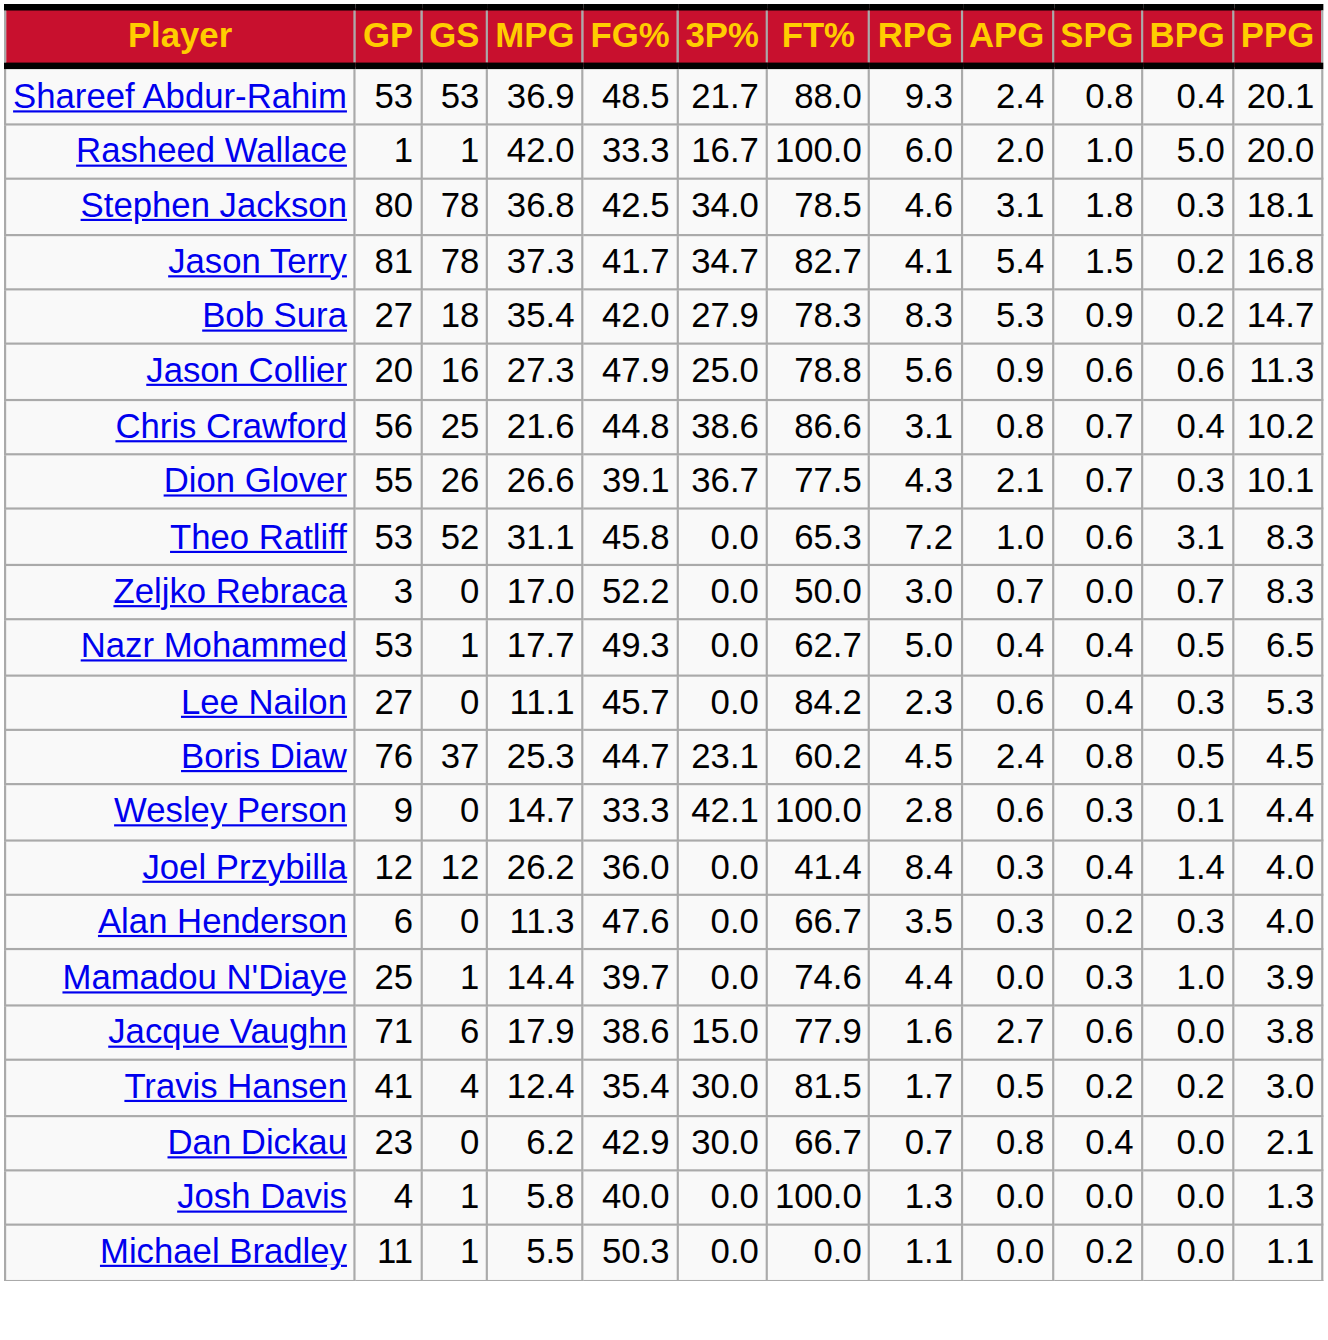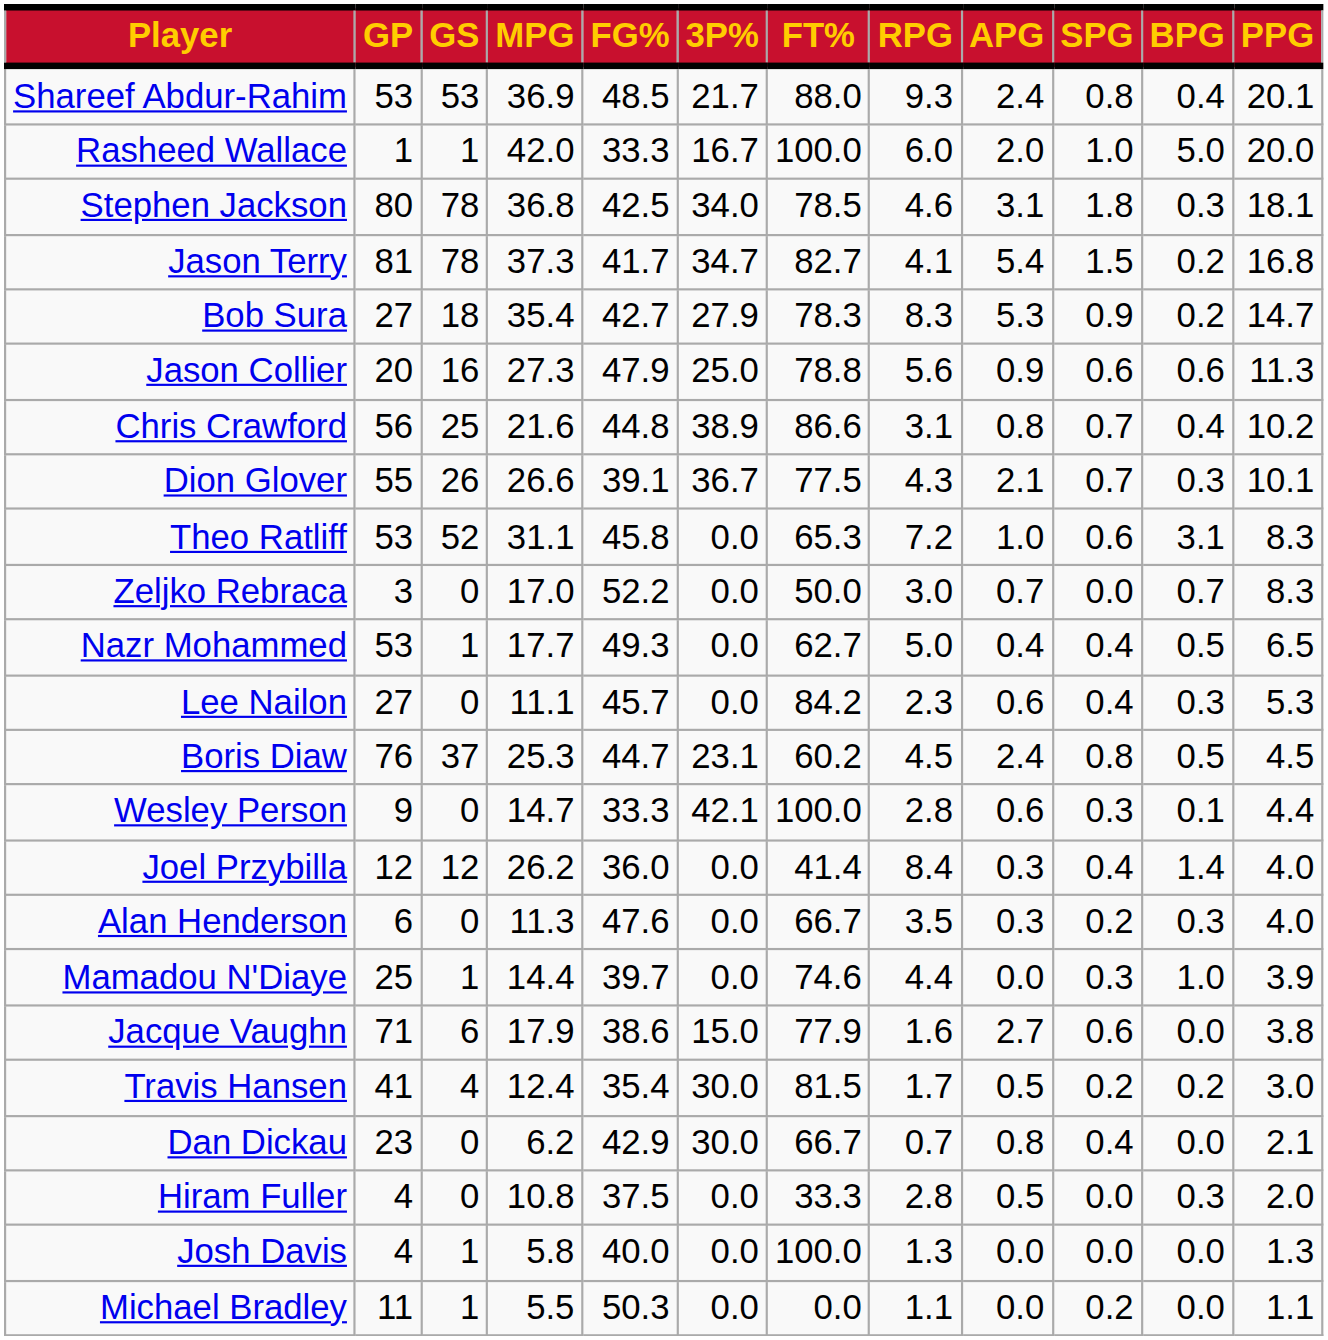(636, 316) 42.0 -> (636, 316) 42.7
(725, 426) 38.6 -> (725, 426) 38.9
+ row: (252, 1197)
